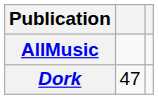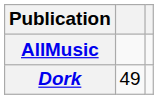(130, 79) 47 -> (130, 79) 49
